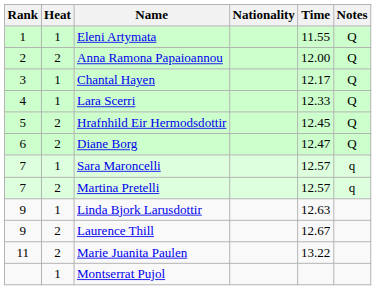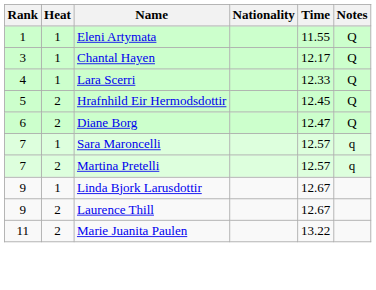- row: (150, 58)
(316, 209) 12.63 -> (316, 187) 12.67
- row: (121, 274)
